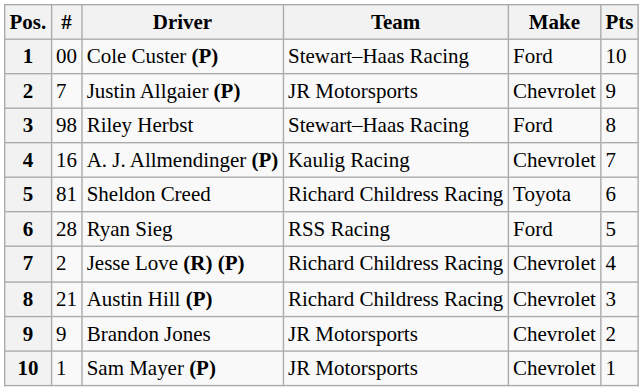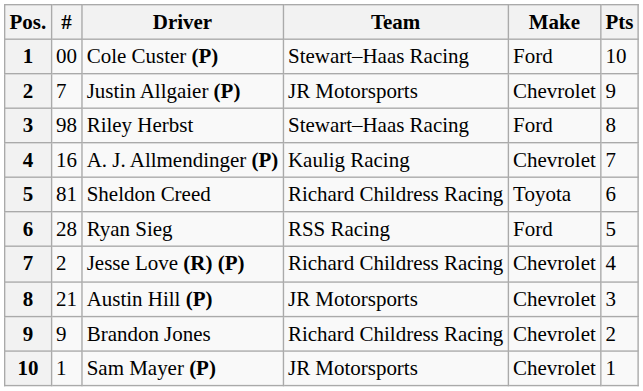(396, 298) Richard Childress Racing -> (353, 298) JR Motorsports
(353, 333) JR Motorsports -> (396, 333) Richard Childress Racing
